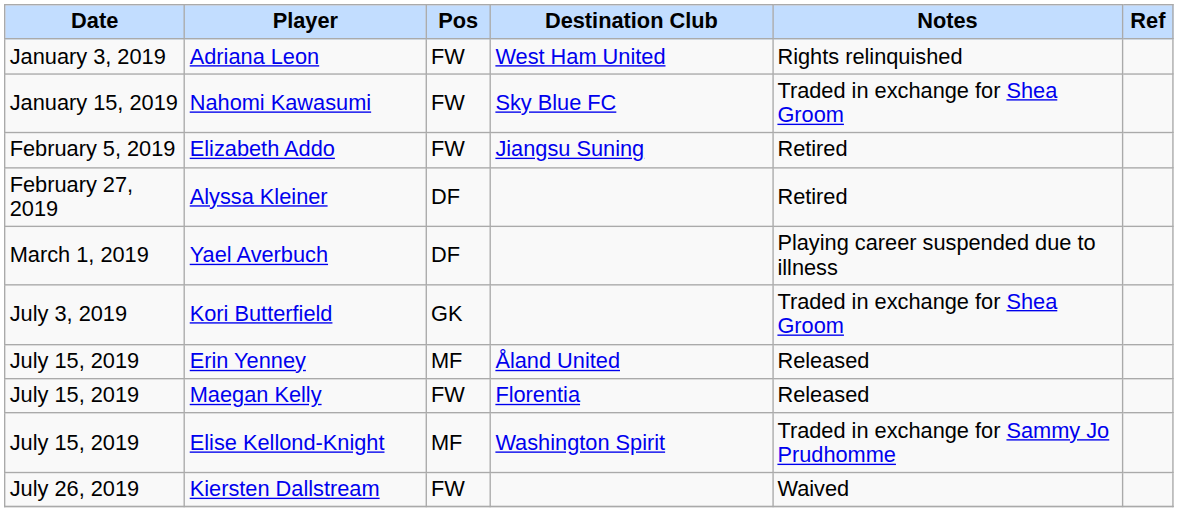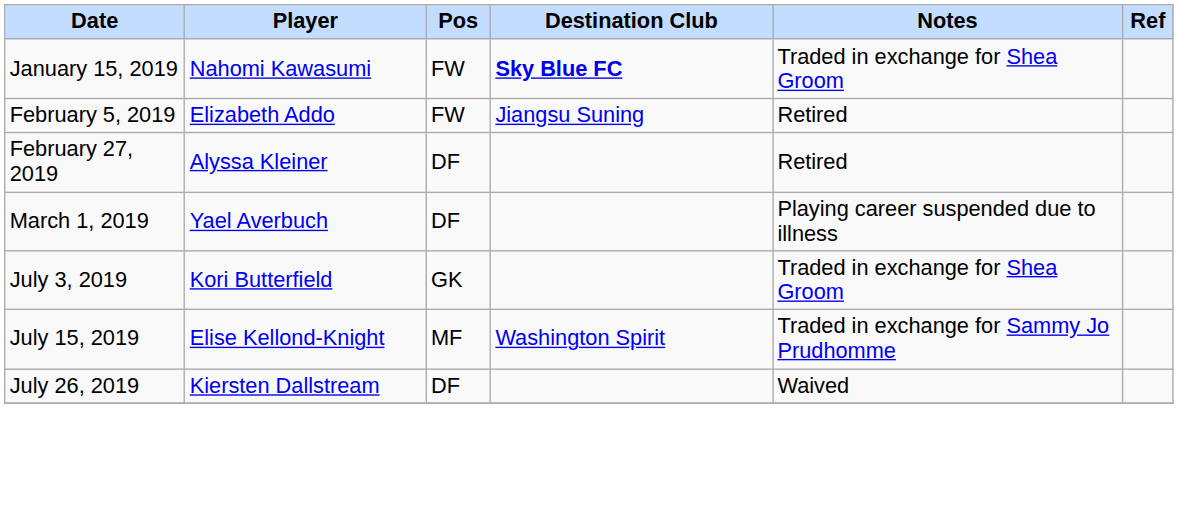- row: (254, 56)
(556, 103) normal -> (559, 68) bold
- row: (248, 361)
- row: (256, 395)
(448, 489) FW -> (445, 385) DF
